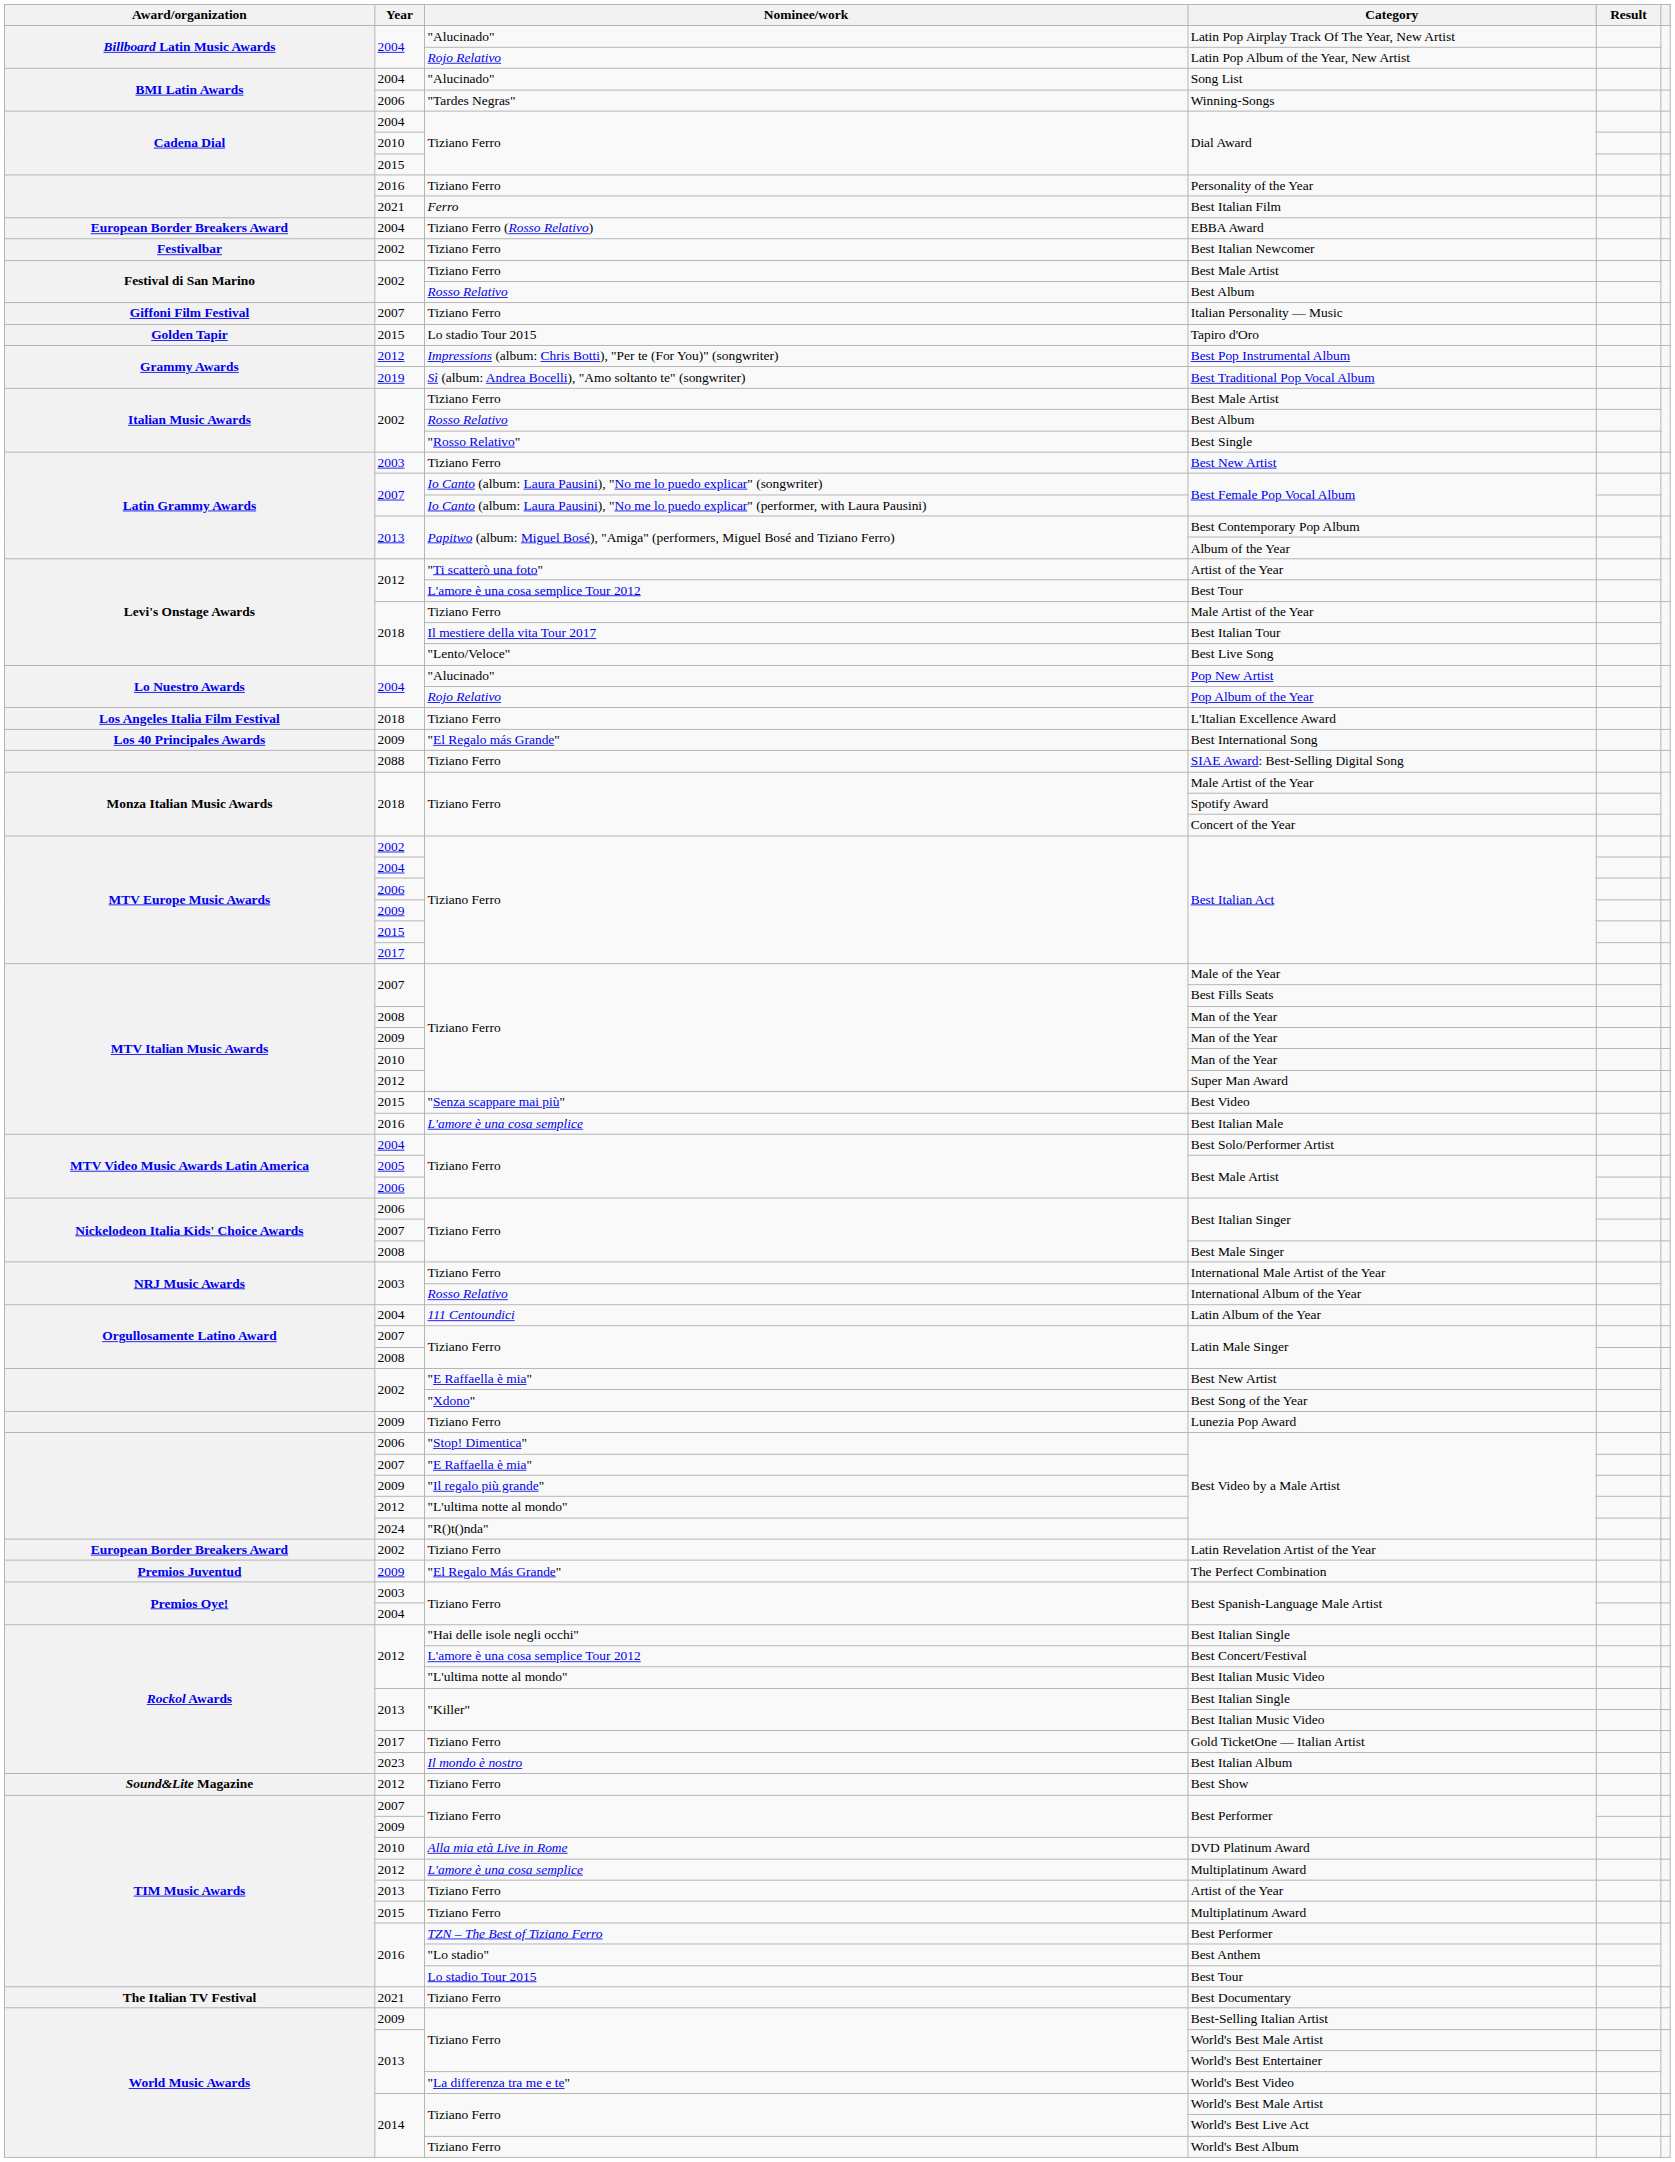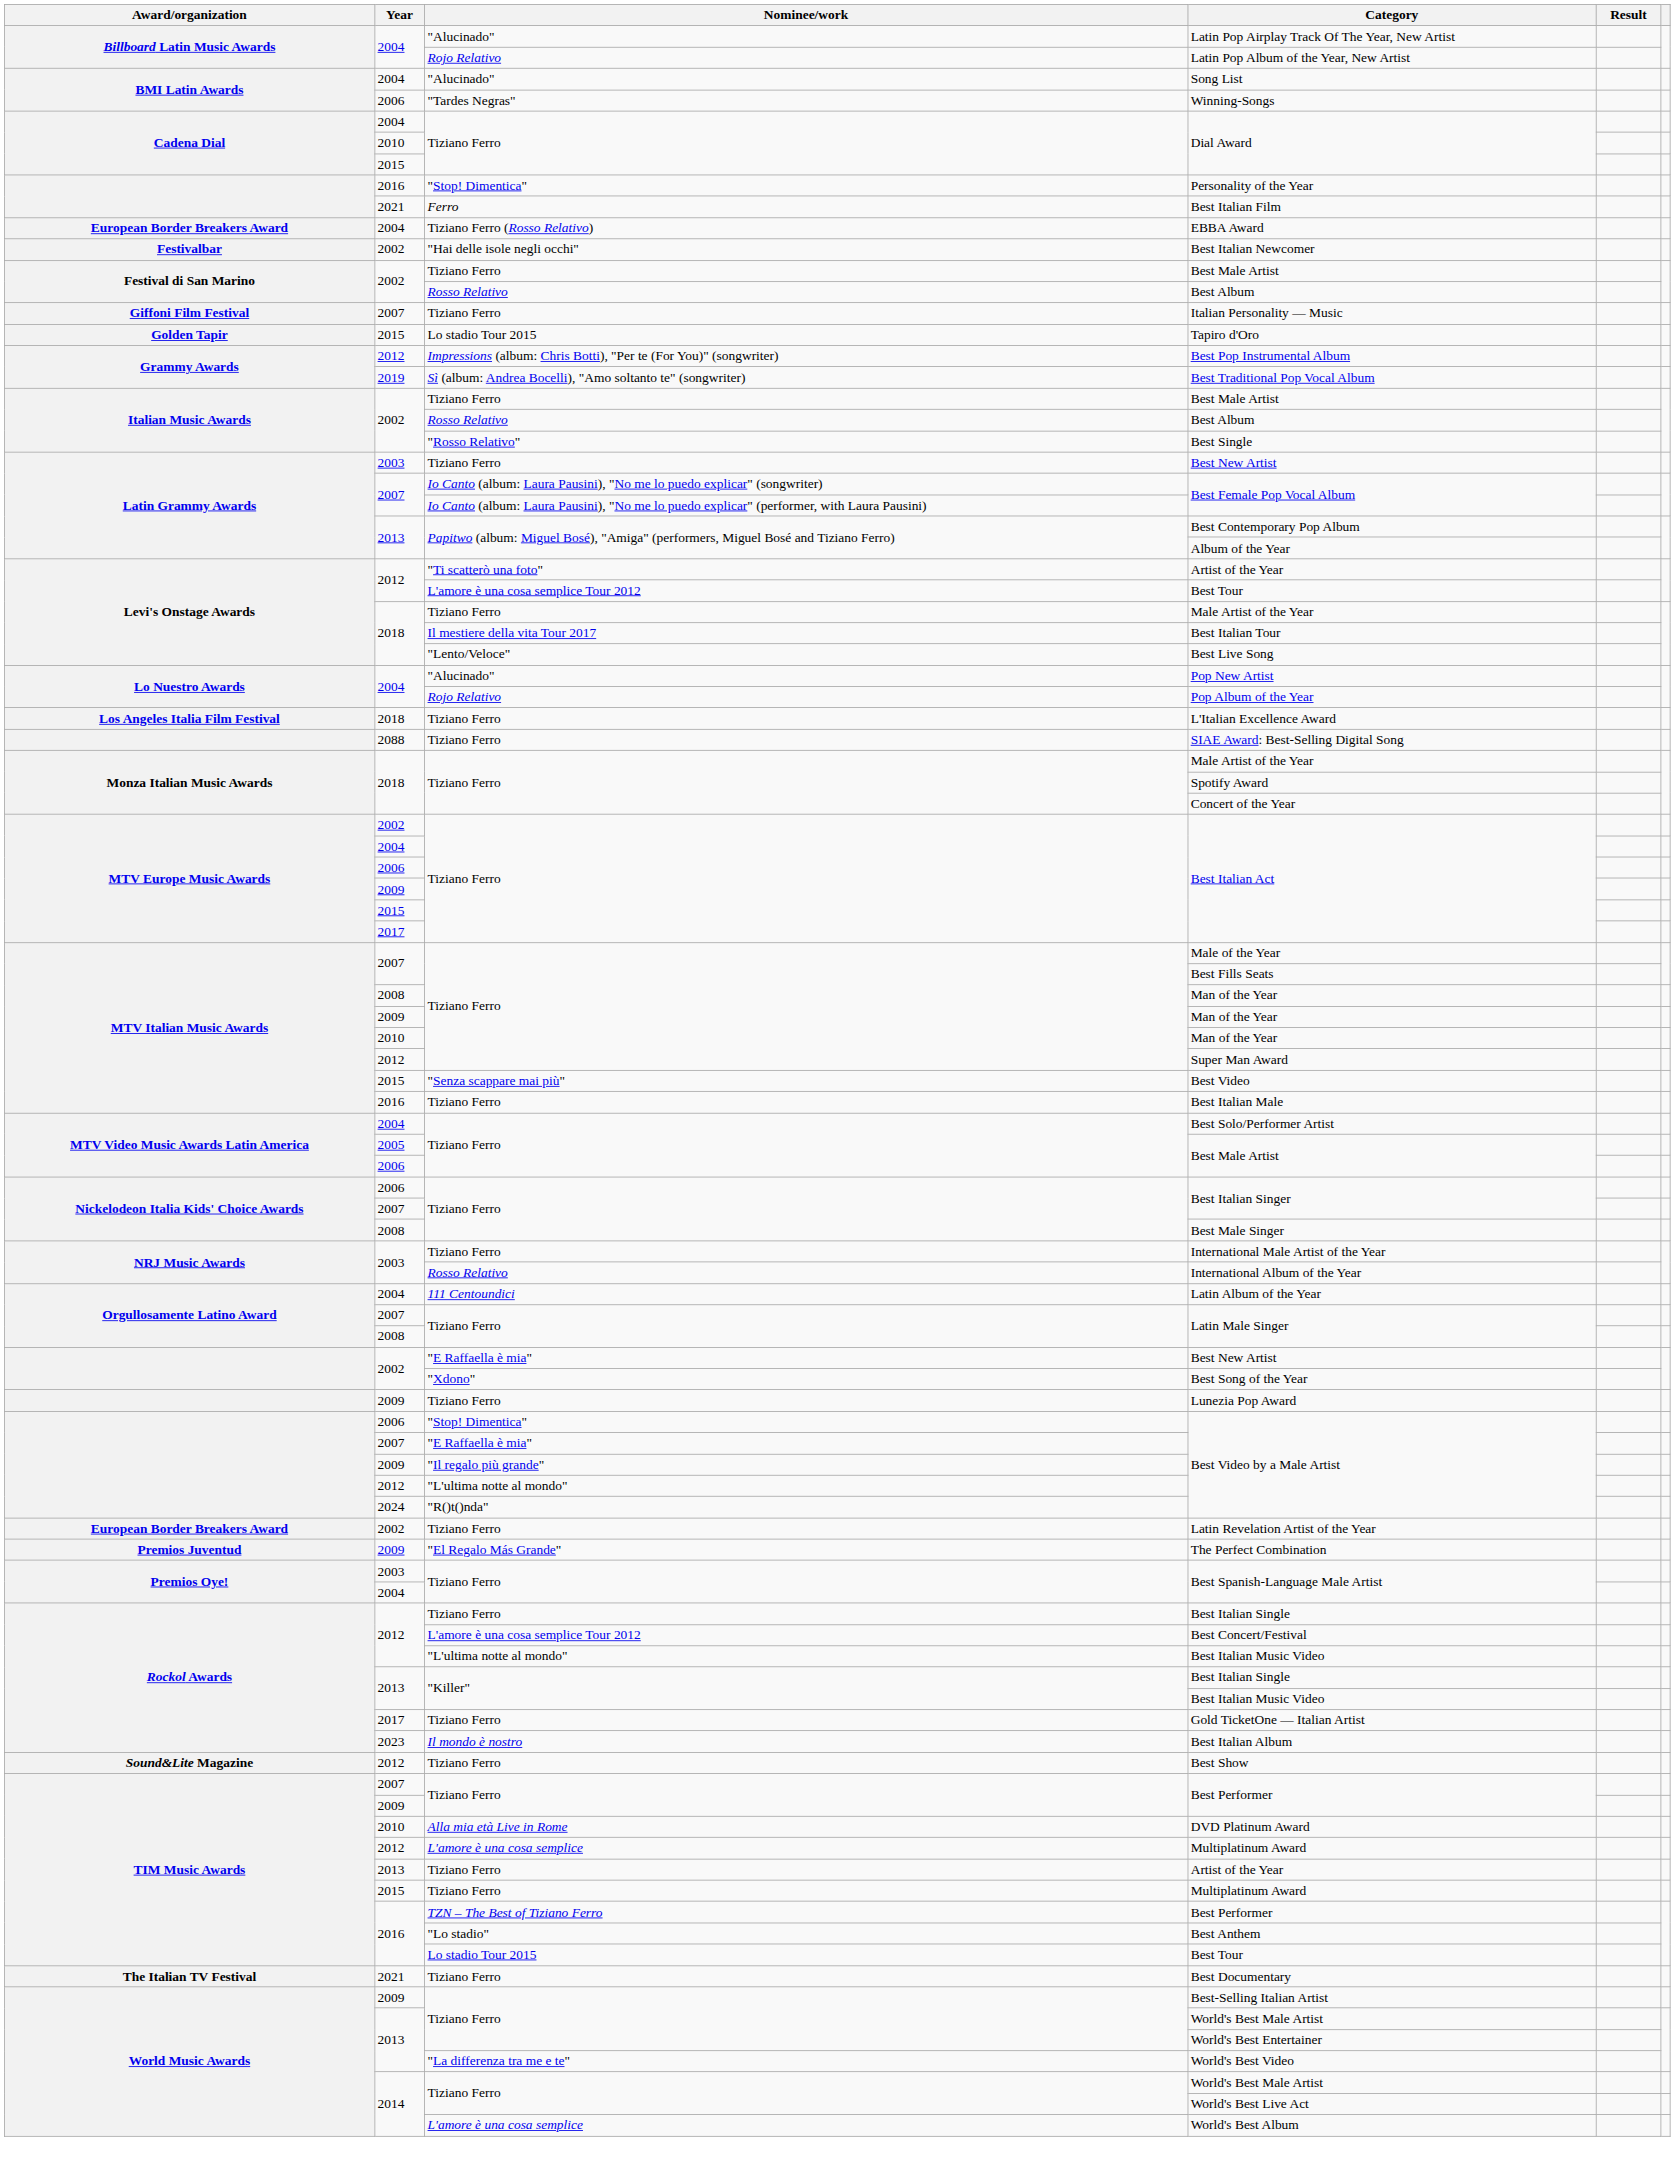(464, 185) Tiziano Ferro -> (477, 185) "Stop! Dimentica"
(464, 249) Tiziano Ferro -> (503, 249) "Hai delle isole negli occhi"
- row: (391, 739)
(505, 1123) L'amore è una cosa semplice -> (464, 1102) Tiziano Ferro
(503, 1635) "Hai delle isole negli occhi" -> (464, 1613) Tiziano Ferro
(464, 2146) Tiziano Ferro -> (505, 2125) L'amore è una cosa semplice
